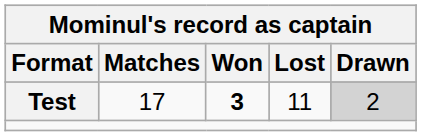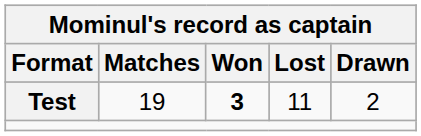(152, 101) 17 -> (152, 101) 19
(373, 101) lightgrey background -> (373, 101) no background
